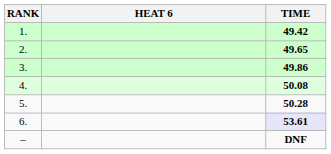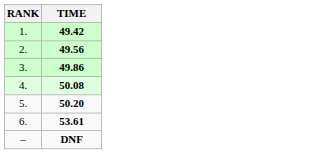- column: (154, 13)
(296, 50) 49.65 -> (72, 50) 49.56
(296, 104) 50.28 -> (72, 104) 50.20
(296, 122) lavender background -> (72, 122) no background
